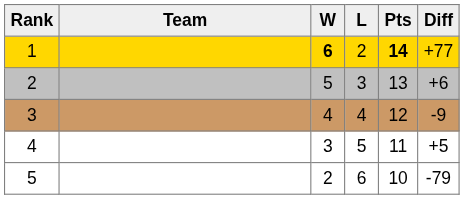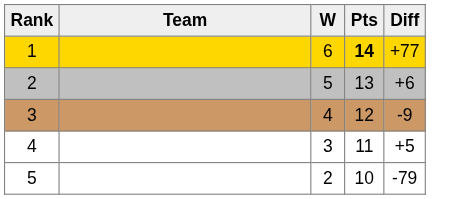- column: (362, 20)
(328, 51) bold -> (328, 51) normal
